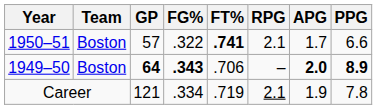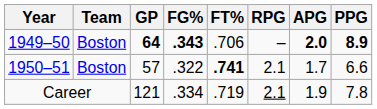rows swapped: (39, 67) <-> (39, 42)
